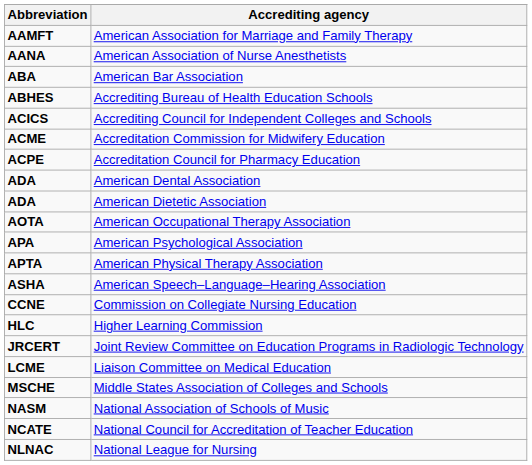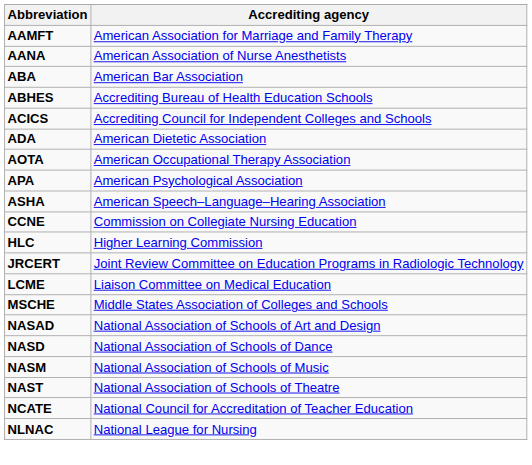- row: (239, 139)
- row: (227, 160)
- row: (177, 181)
- row: (208, 264)
+ row: (237, 326)
+ row: (213, 346)
+ row: (217, 388)
